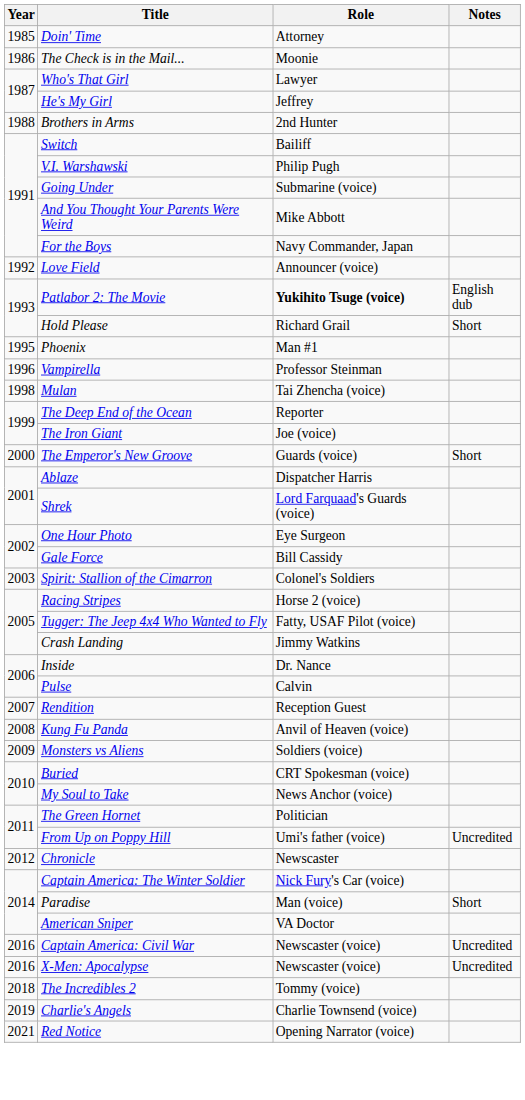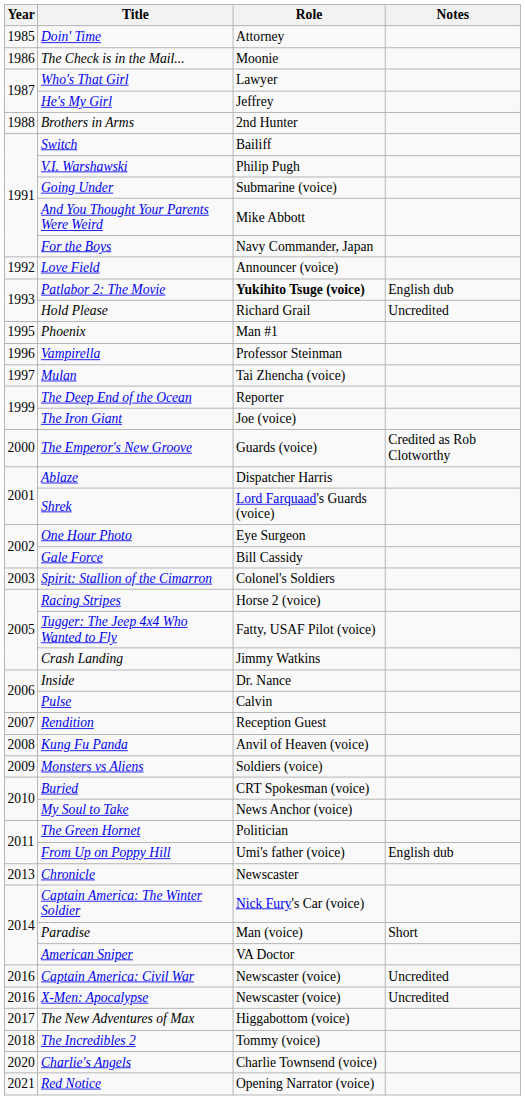(467, 326) Short -> (419, 310) Uncredited
(21, 390) 1998 -> (21, 375) 1997
(467, 455) Short -> (432, 448) Credited as Rob Clotworthy
(482, 837) Uncredited -> (421, 852) English dub
(21, 859) 2012 -> (21, 874) 2013
+ row: (118, 1019)
(21, 1010) 2019 -> (21, 1062) 2020
